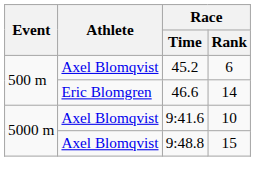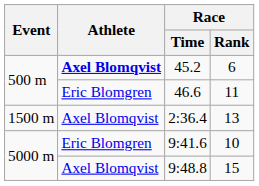(110, 67) normal -> (111, 67) bold
(229, 93) 14 -> (232, 93) 11
+ row: (187, 118)
(110, 118) Axel Blomqvist -> (107, 143) Eric Blomgren
